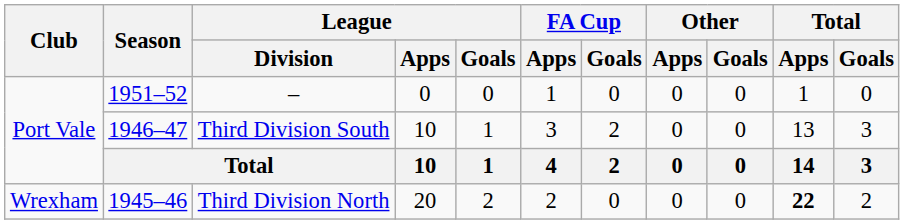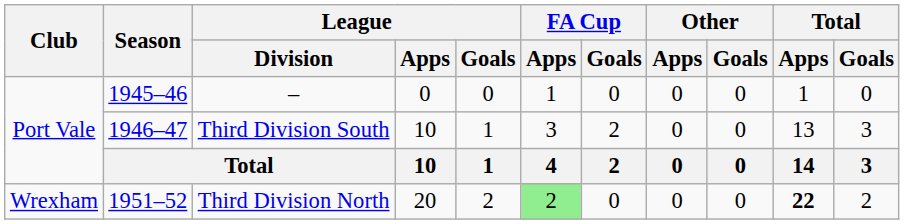(148, 93) 1951–52 -> (148, 93) 1945–46
(148, 201) 1945–46 -> (148, 201) 1951–52
(551, 201) no background -> (551, 201) lightgreen background
